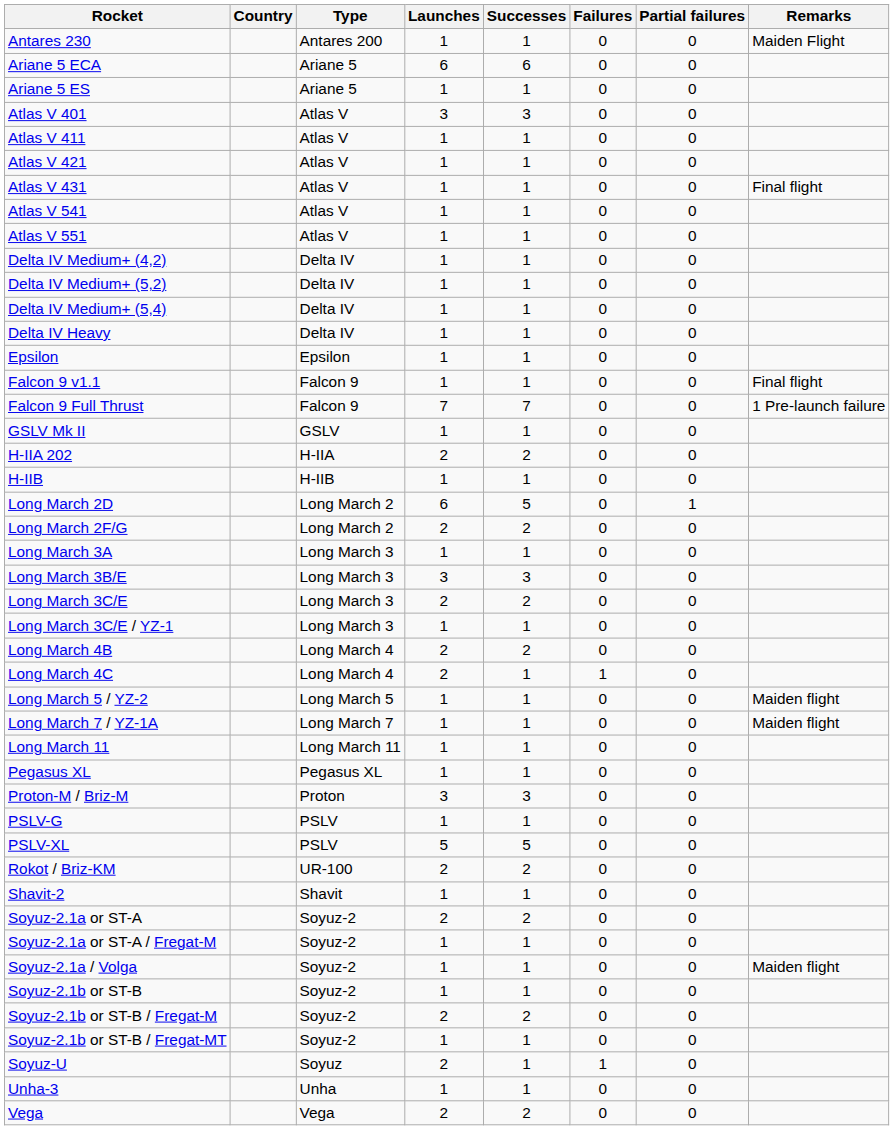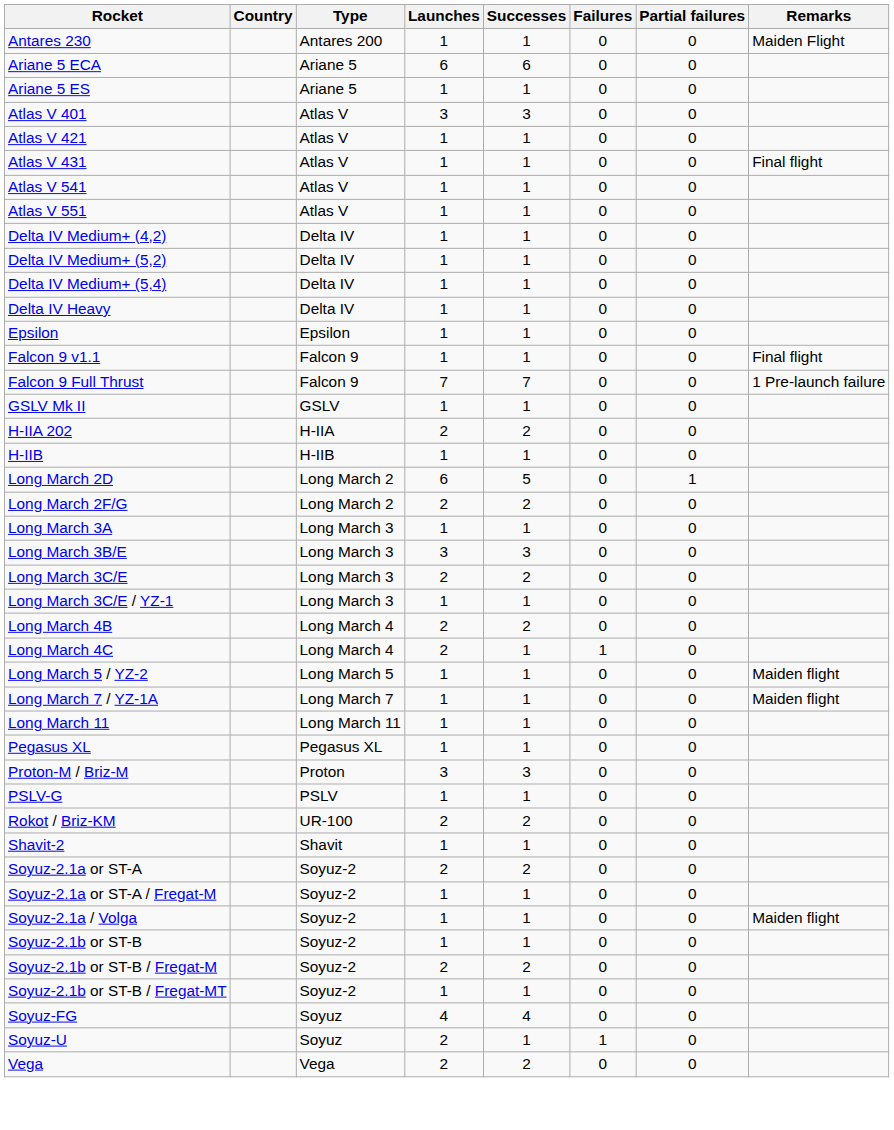- row: (47, 138)
- row: (39, 844)
+ row: (43, 1015)
- row: (33, 1088)
